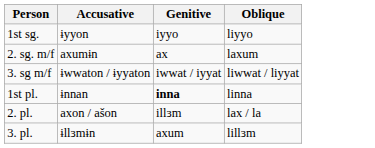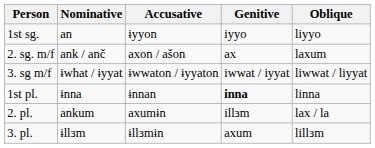+ column: (91, 14)
(79, 53) axumɨn -> (157, 53) axon / ašon
(89, 113) axon / ašon -> (147, 113) axumɨn
